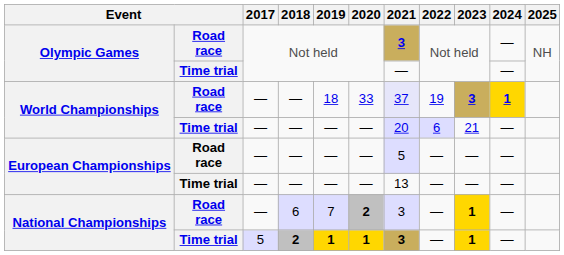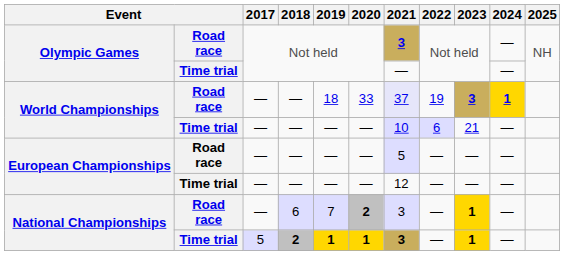(401, 127) 20 -> (401, 127) 10
(401, 184) 13 -> (401, 184) 12
